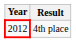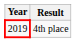(18, 28) 2012 -> (18, 28) 2019
